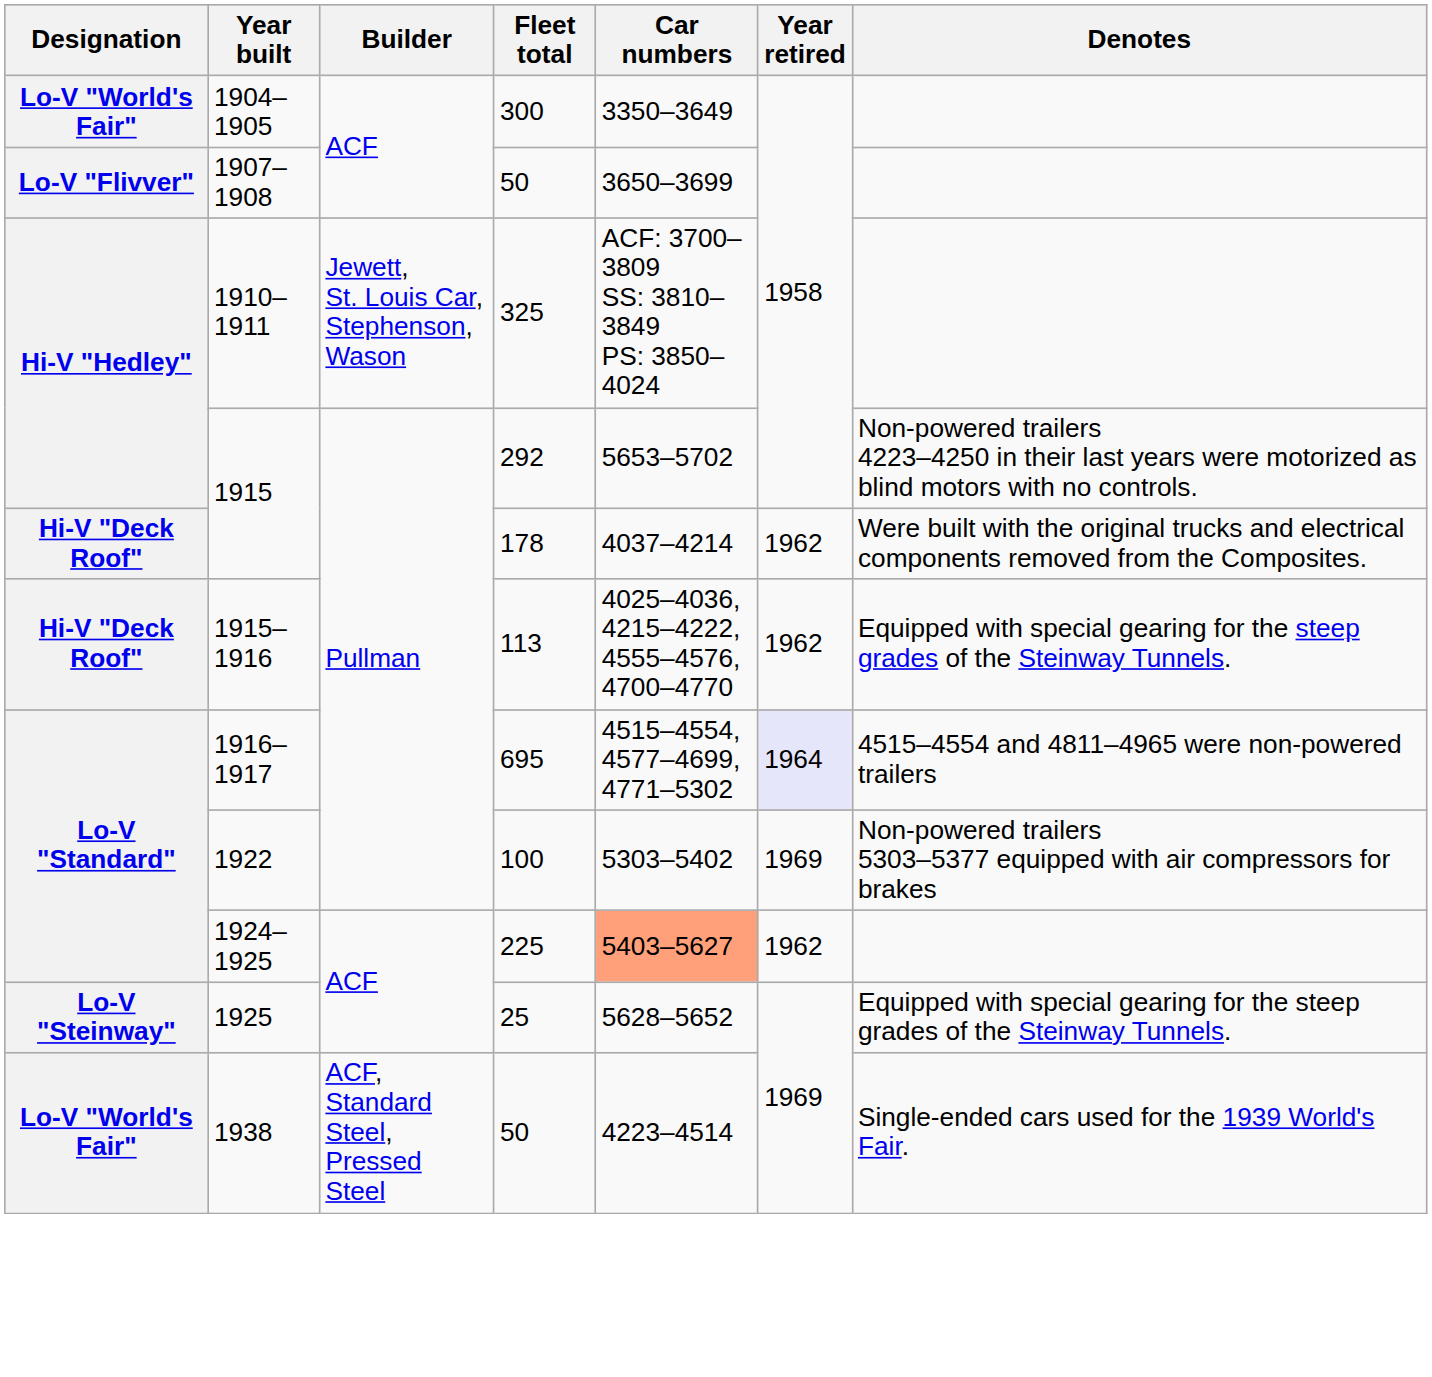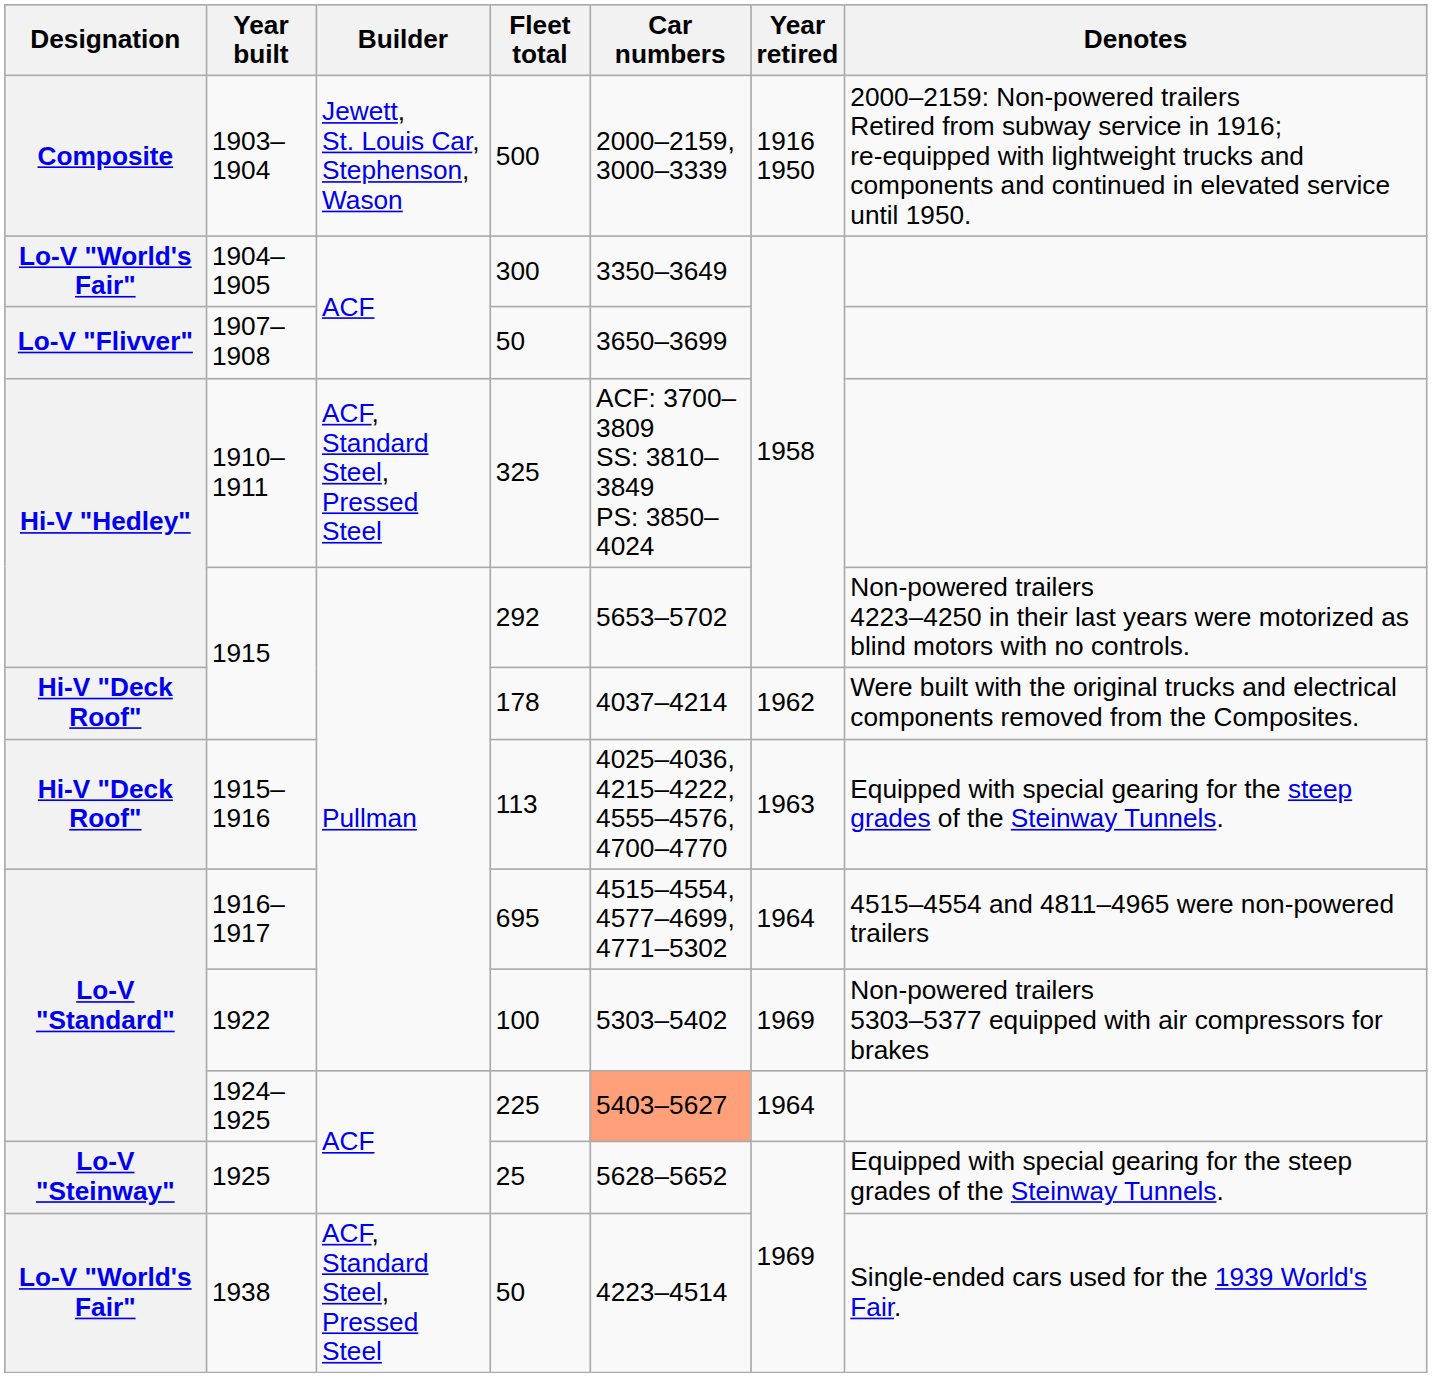+ row: (248, 155)
(404, 312) Jewett, St. Louis Car, Stephenson, Wason -> (375, 472) ACF, Standard Steel, Pressed Steel
(793, 643) 1962 -> (786, 803) 1963
(793, 759) lavender background -> (786, 919) no background
(793, 945) 1962 -> (786, 1105) 1964
